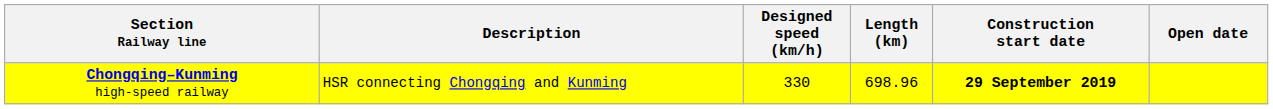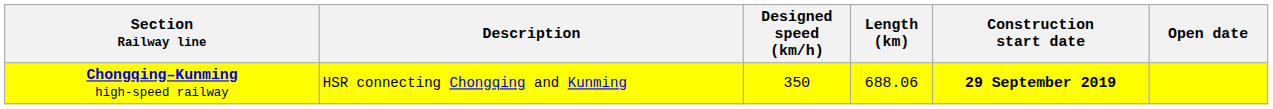(797, 84) 330 -> (797, 84) 350
(891, 84) 698.96 -> (891, 84) 688.06
